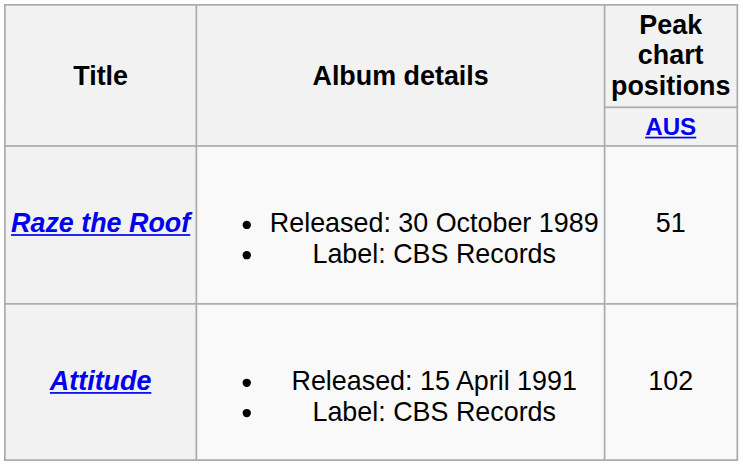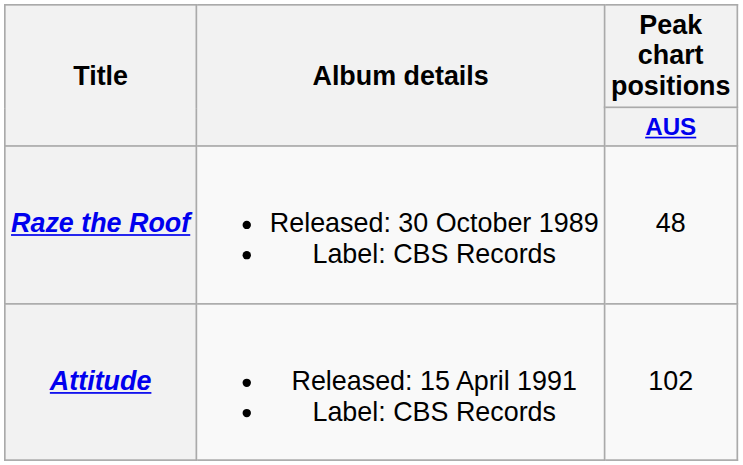(671, 224) 51 -> (671, 224) 48
